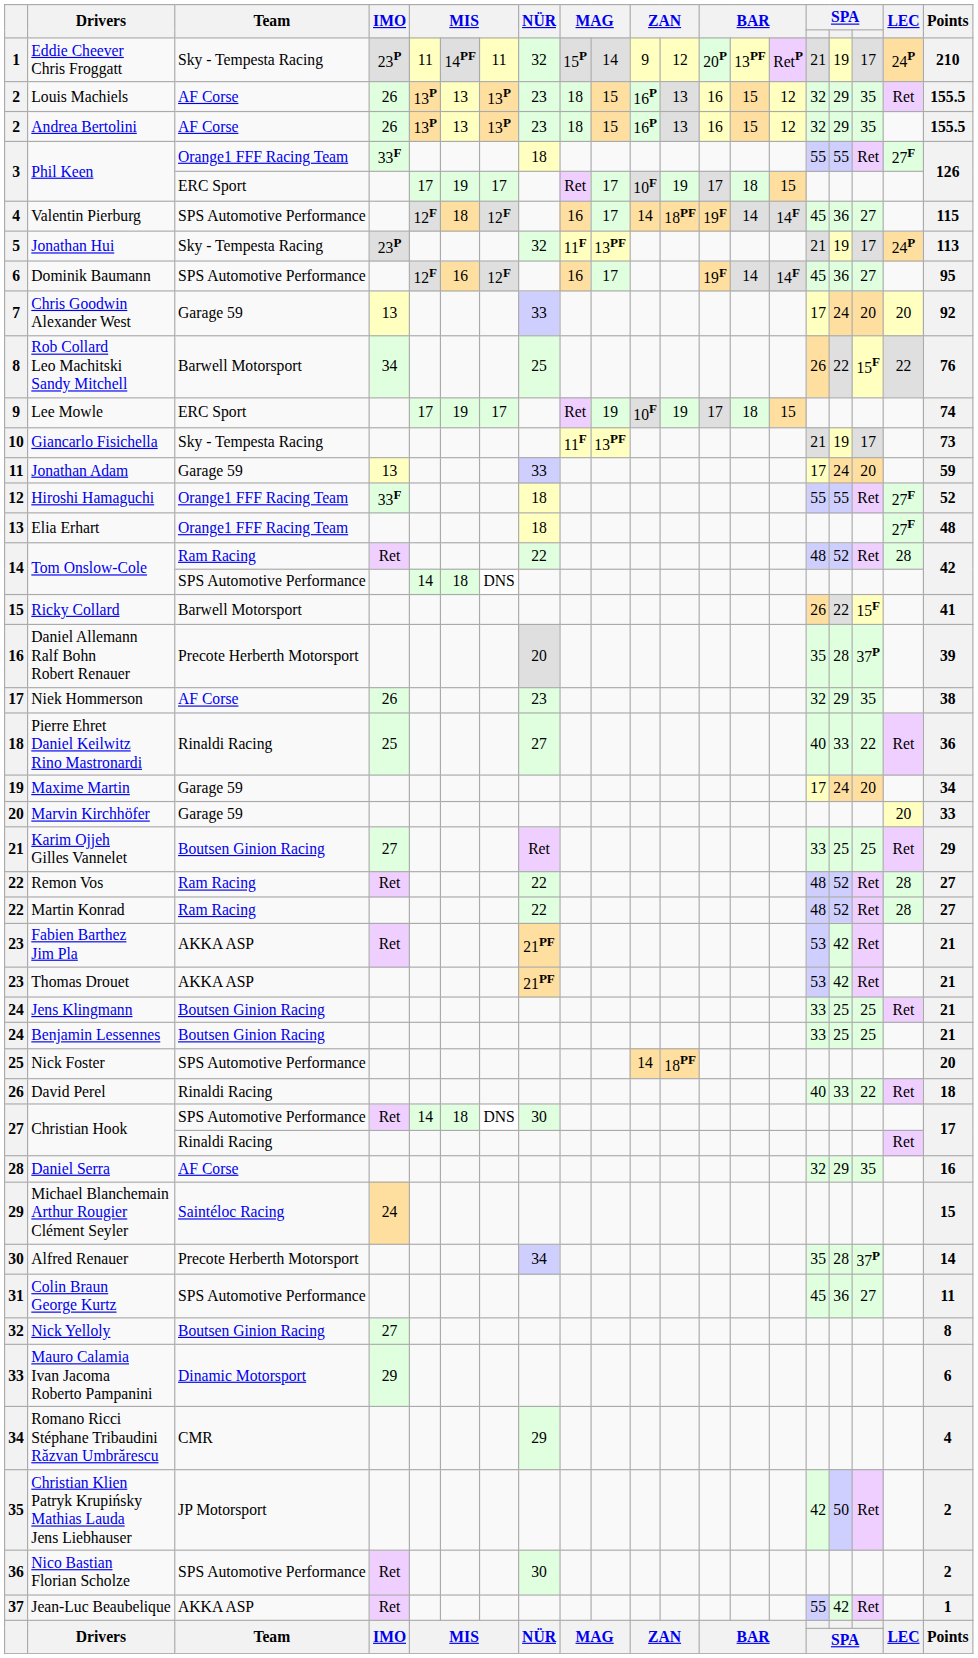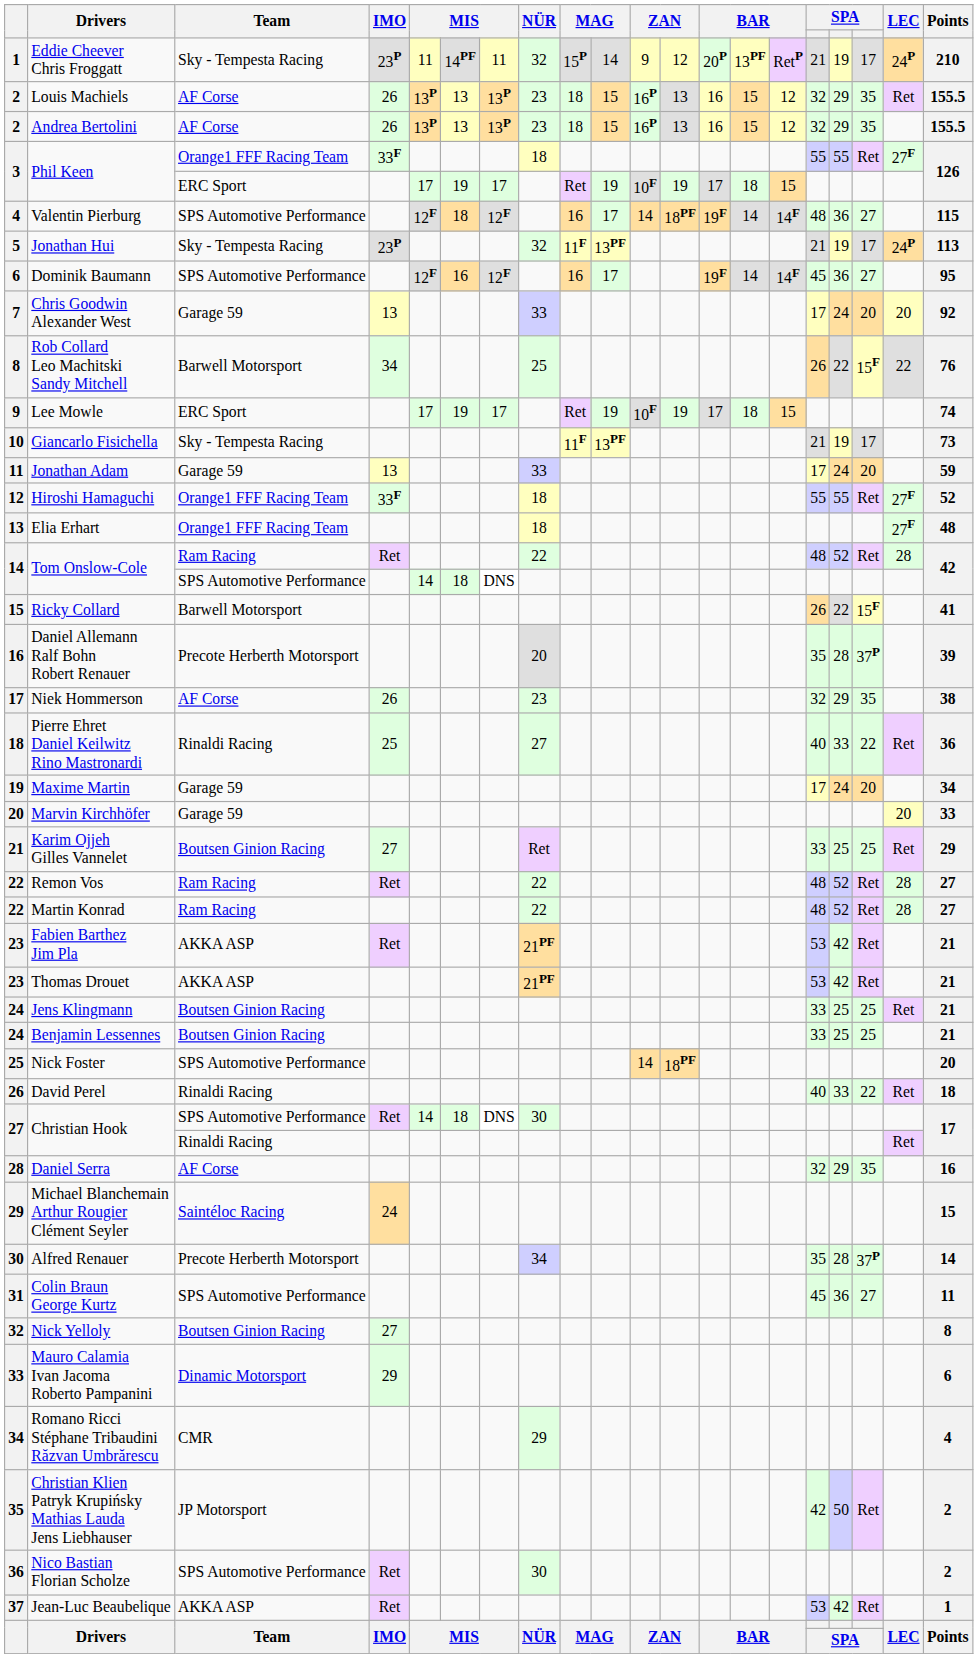(610, 186) 17 -> (610, 186) 19
(818, 215) 45 -> (818, 215) 48
(818, 1607) 55 -> (818, 1607) 53
